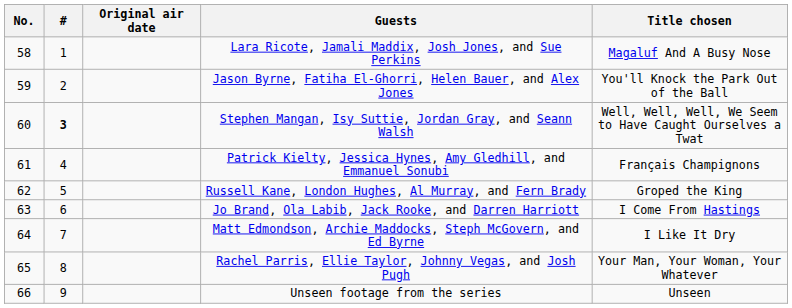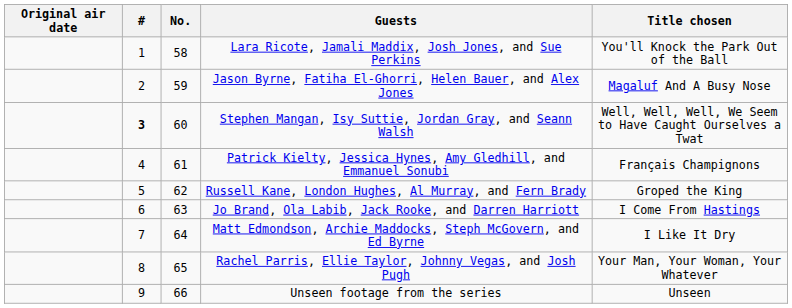columns swapped: (24, 21) <-> (141, 21)
(690, 53) Magaluf And A Busy Nose -> (690, 53) You'll Knock the Park Out of the Ball
(690, 86) You'll Knock the Park Out of the Ball -> (690, 86) Magaluf And A Busy Nose
